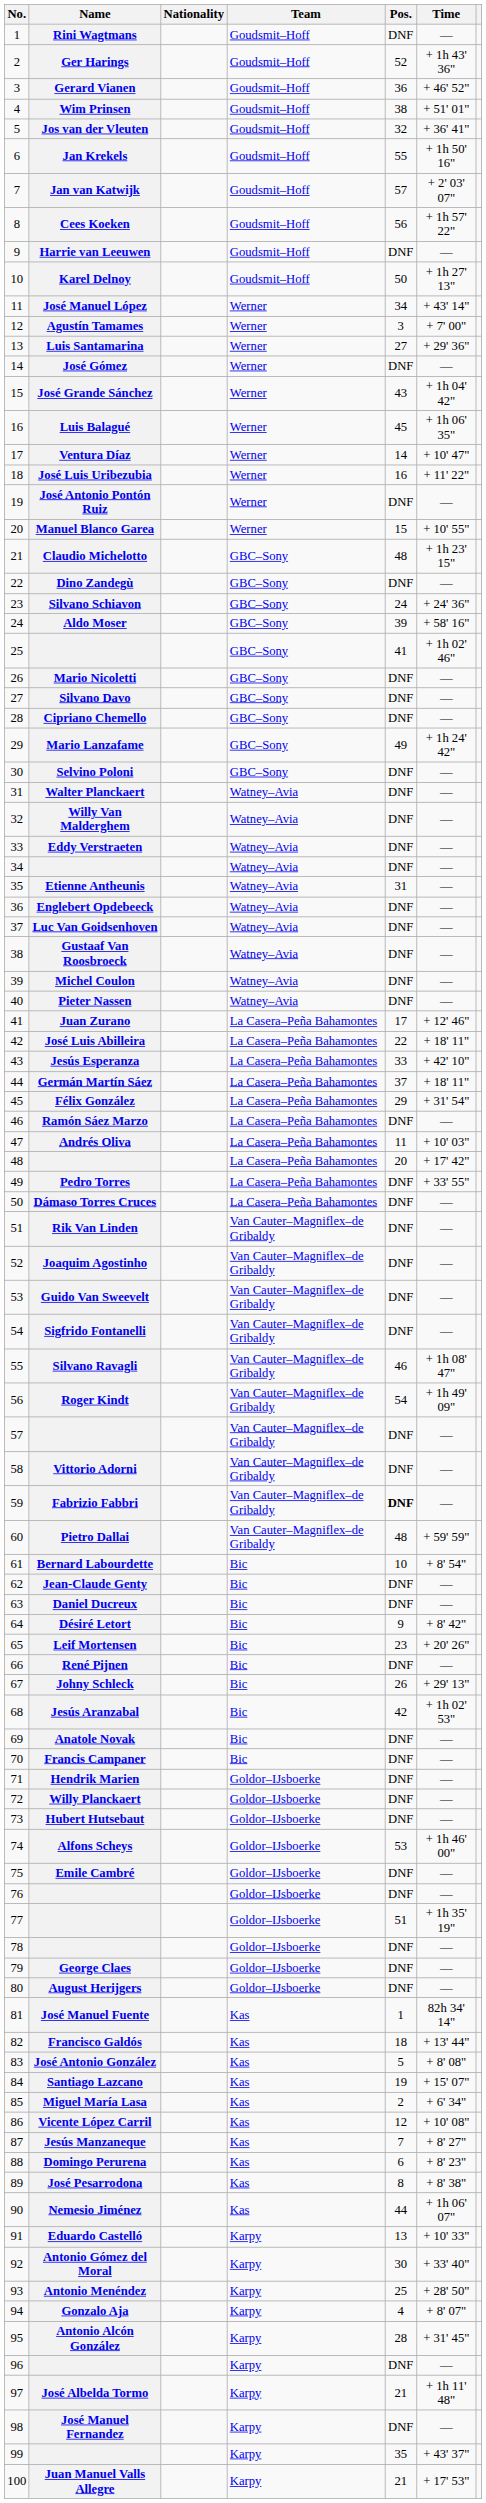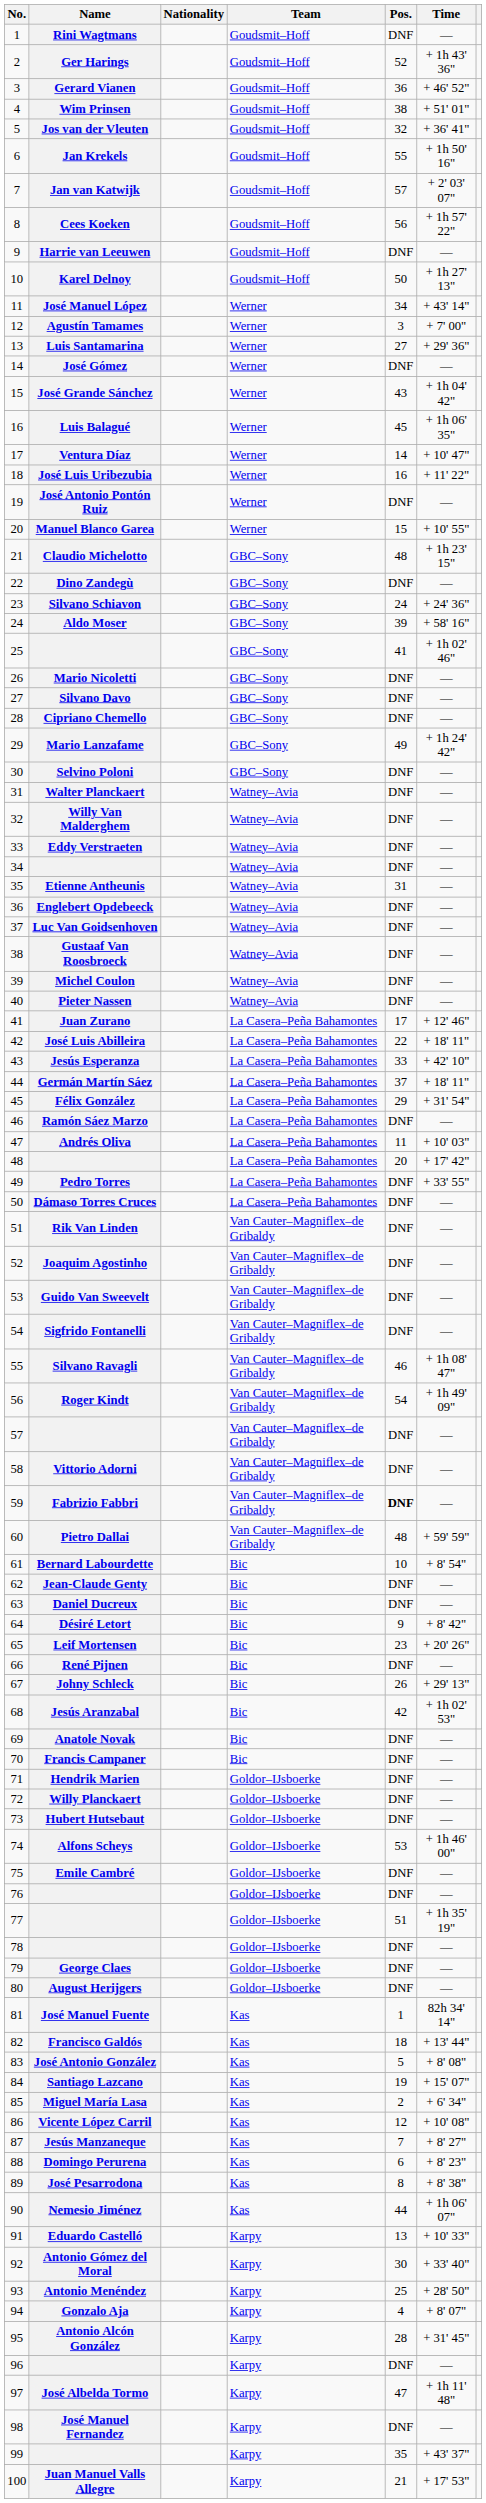(401, 2392) 21 -> (401, 2392) 47
